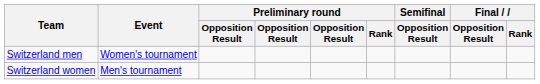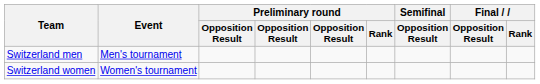(148, 55) Women's tournament -> (141, 55) Men's tournament
(141, 71) Men's tournament -> (148, 71) Women's tournament
